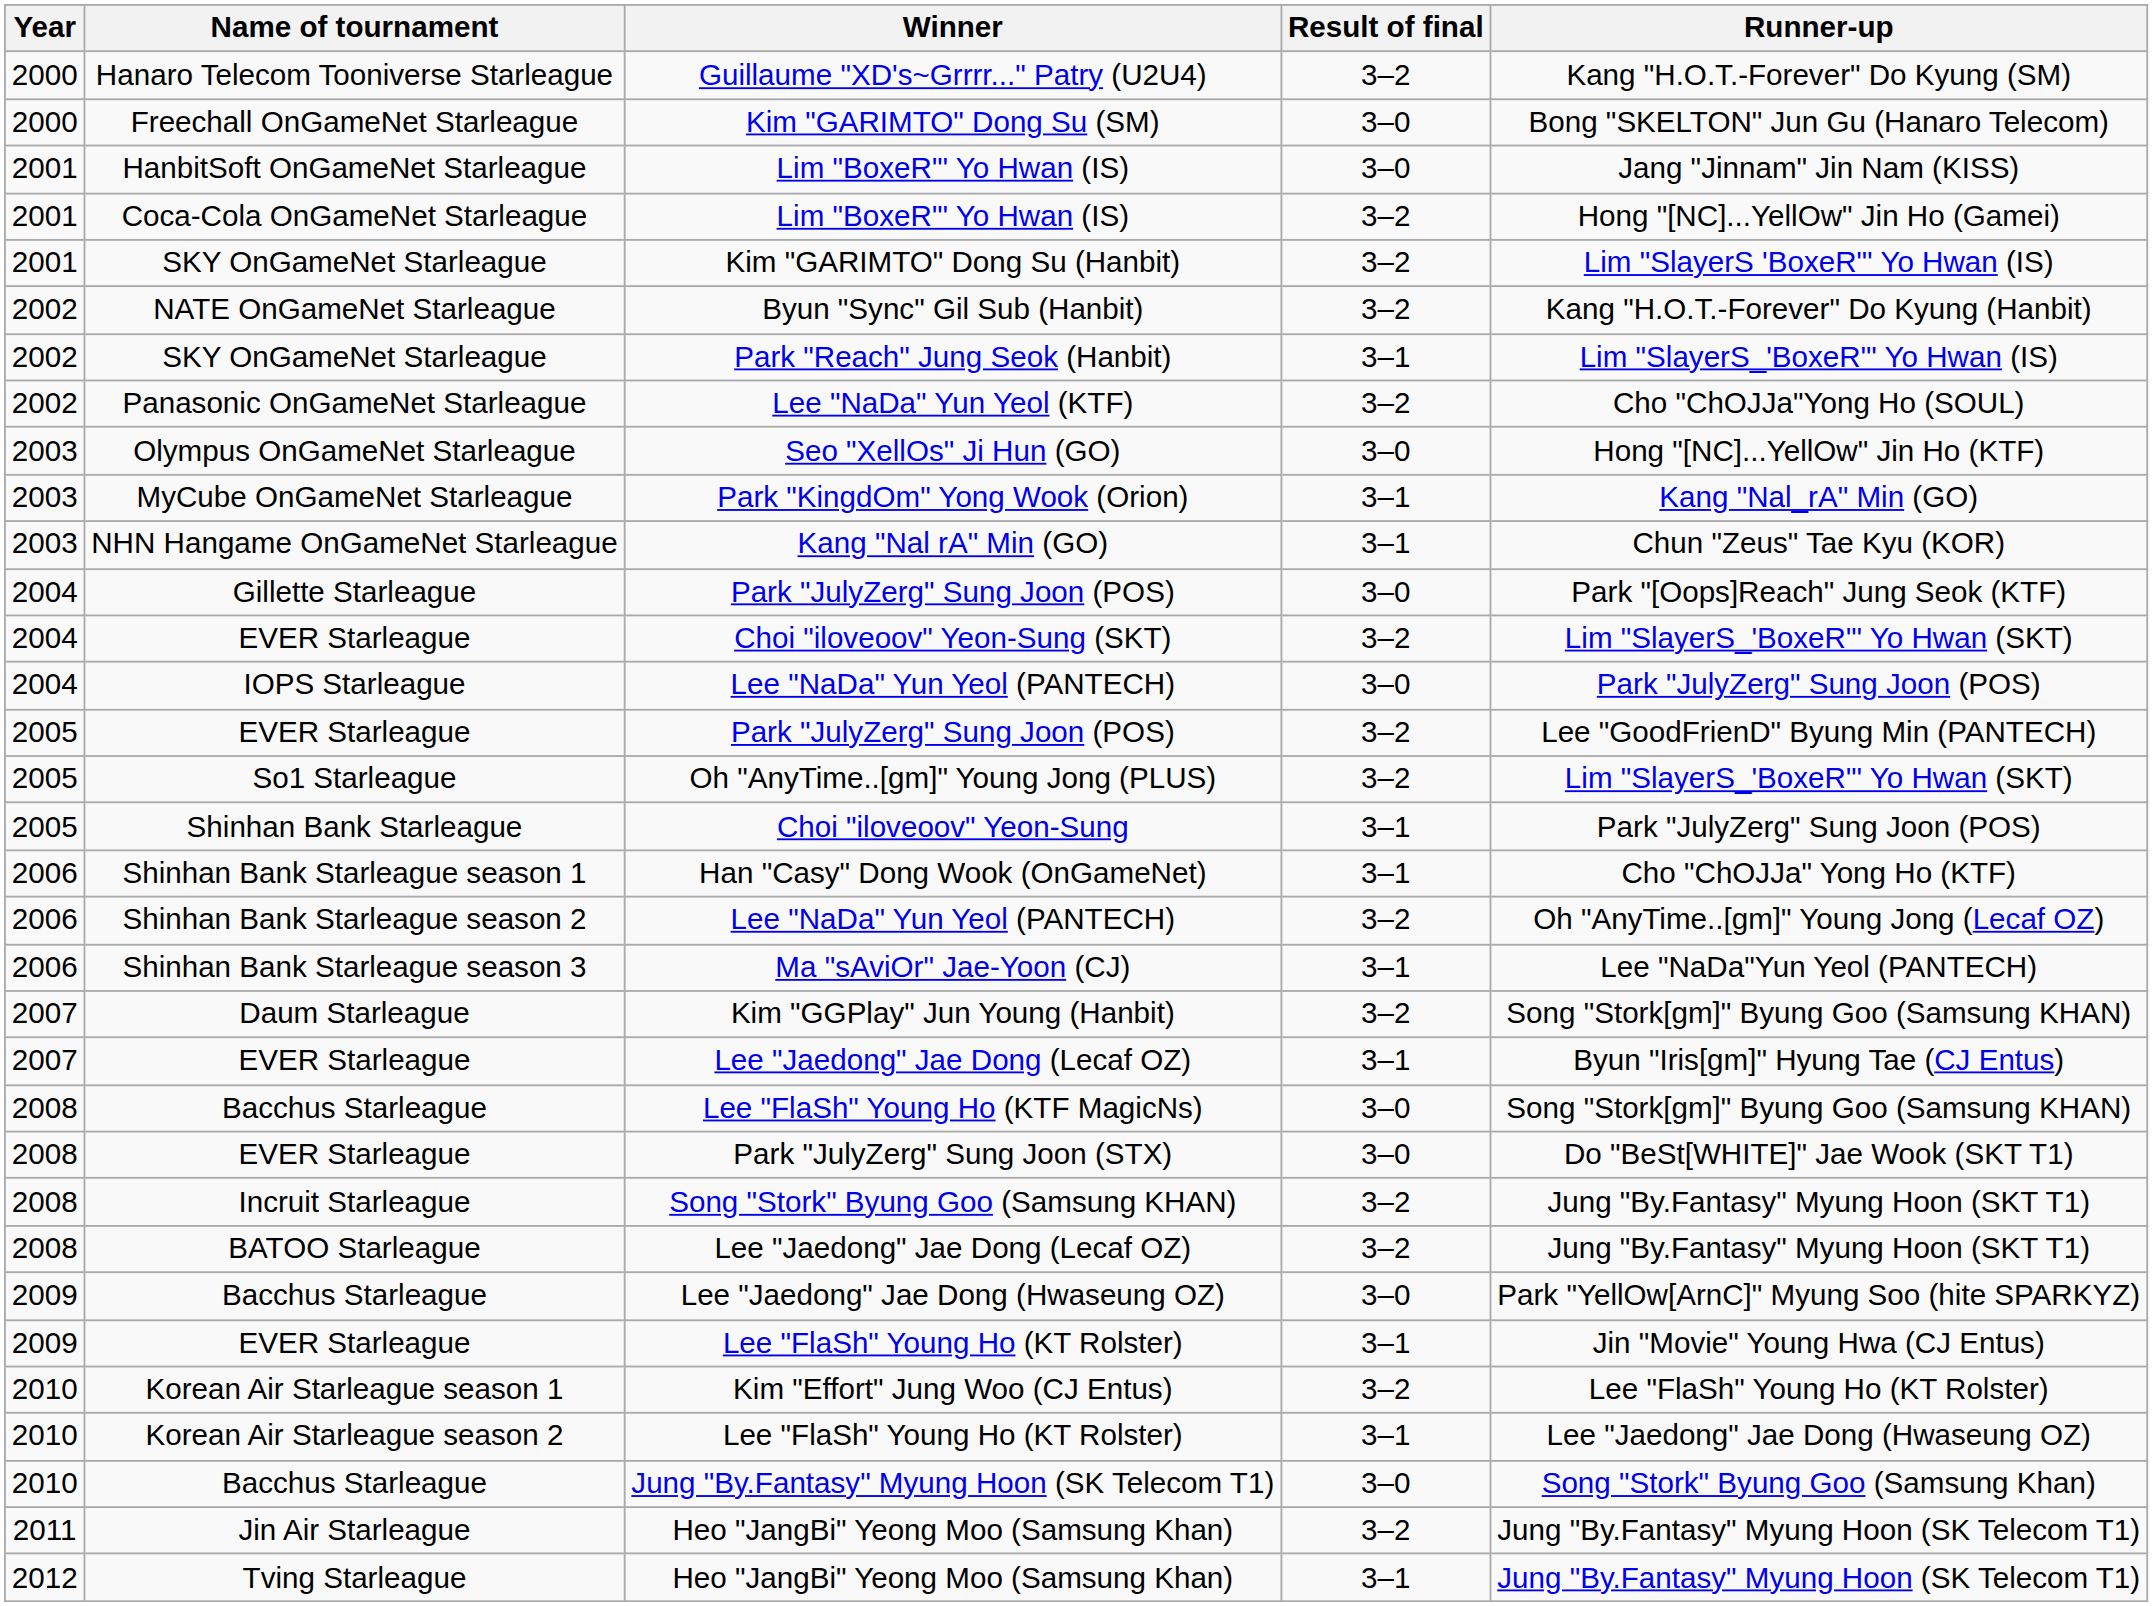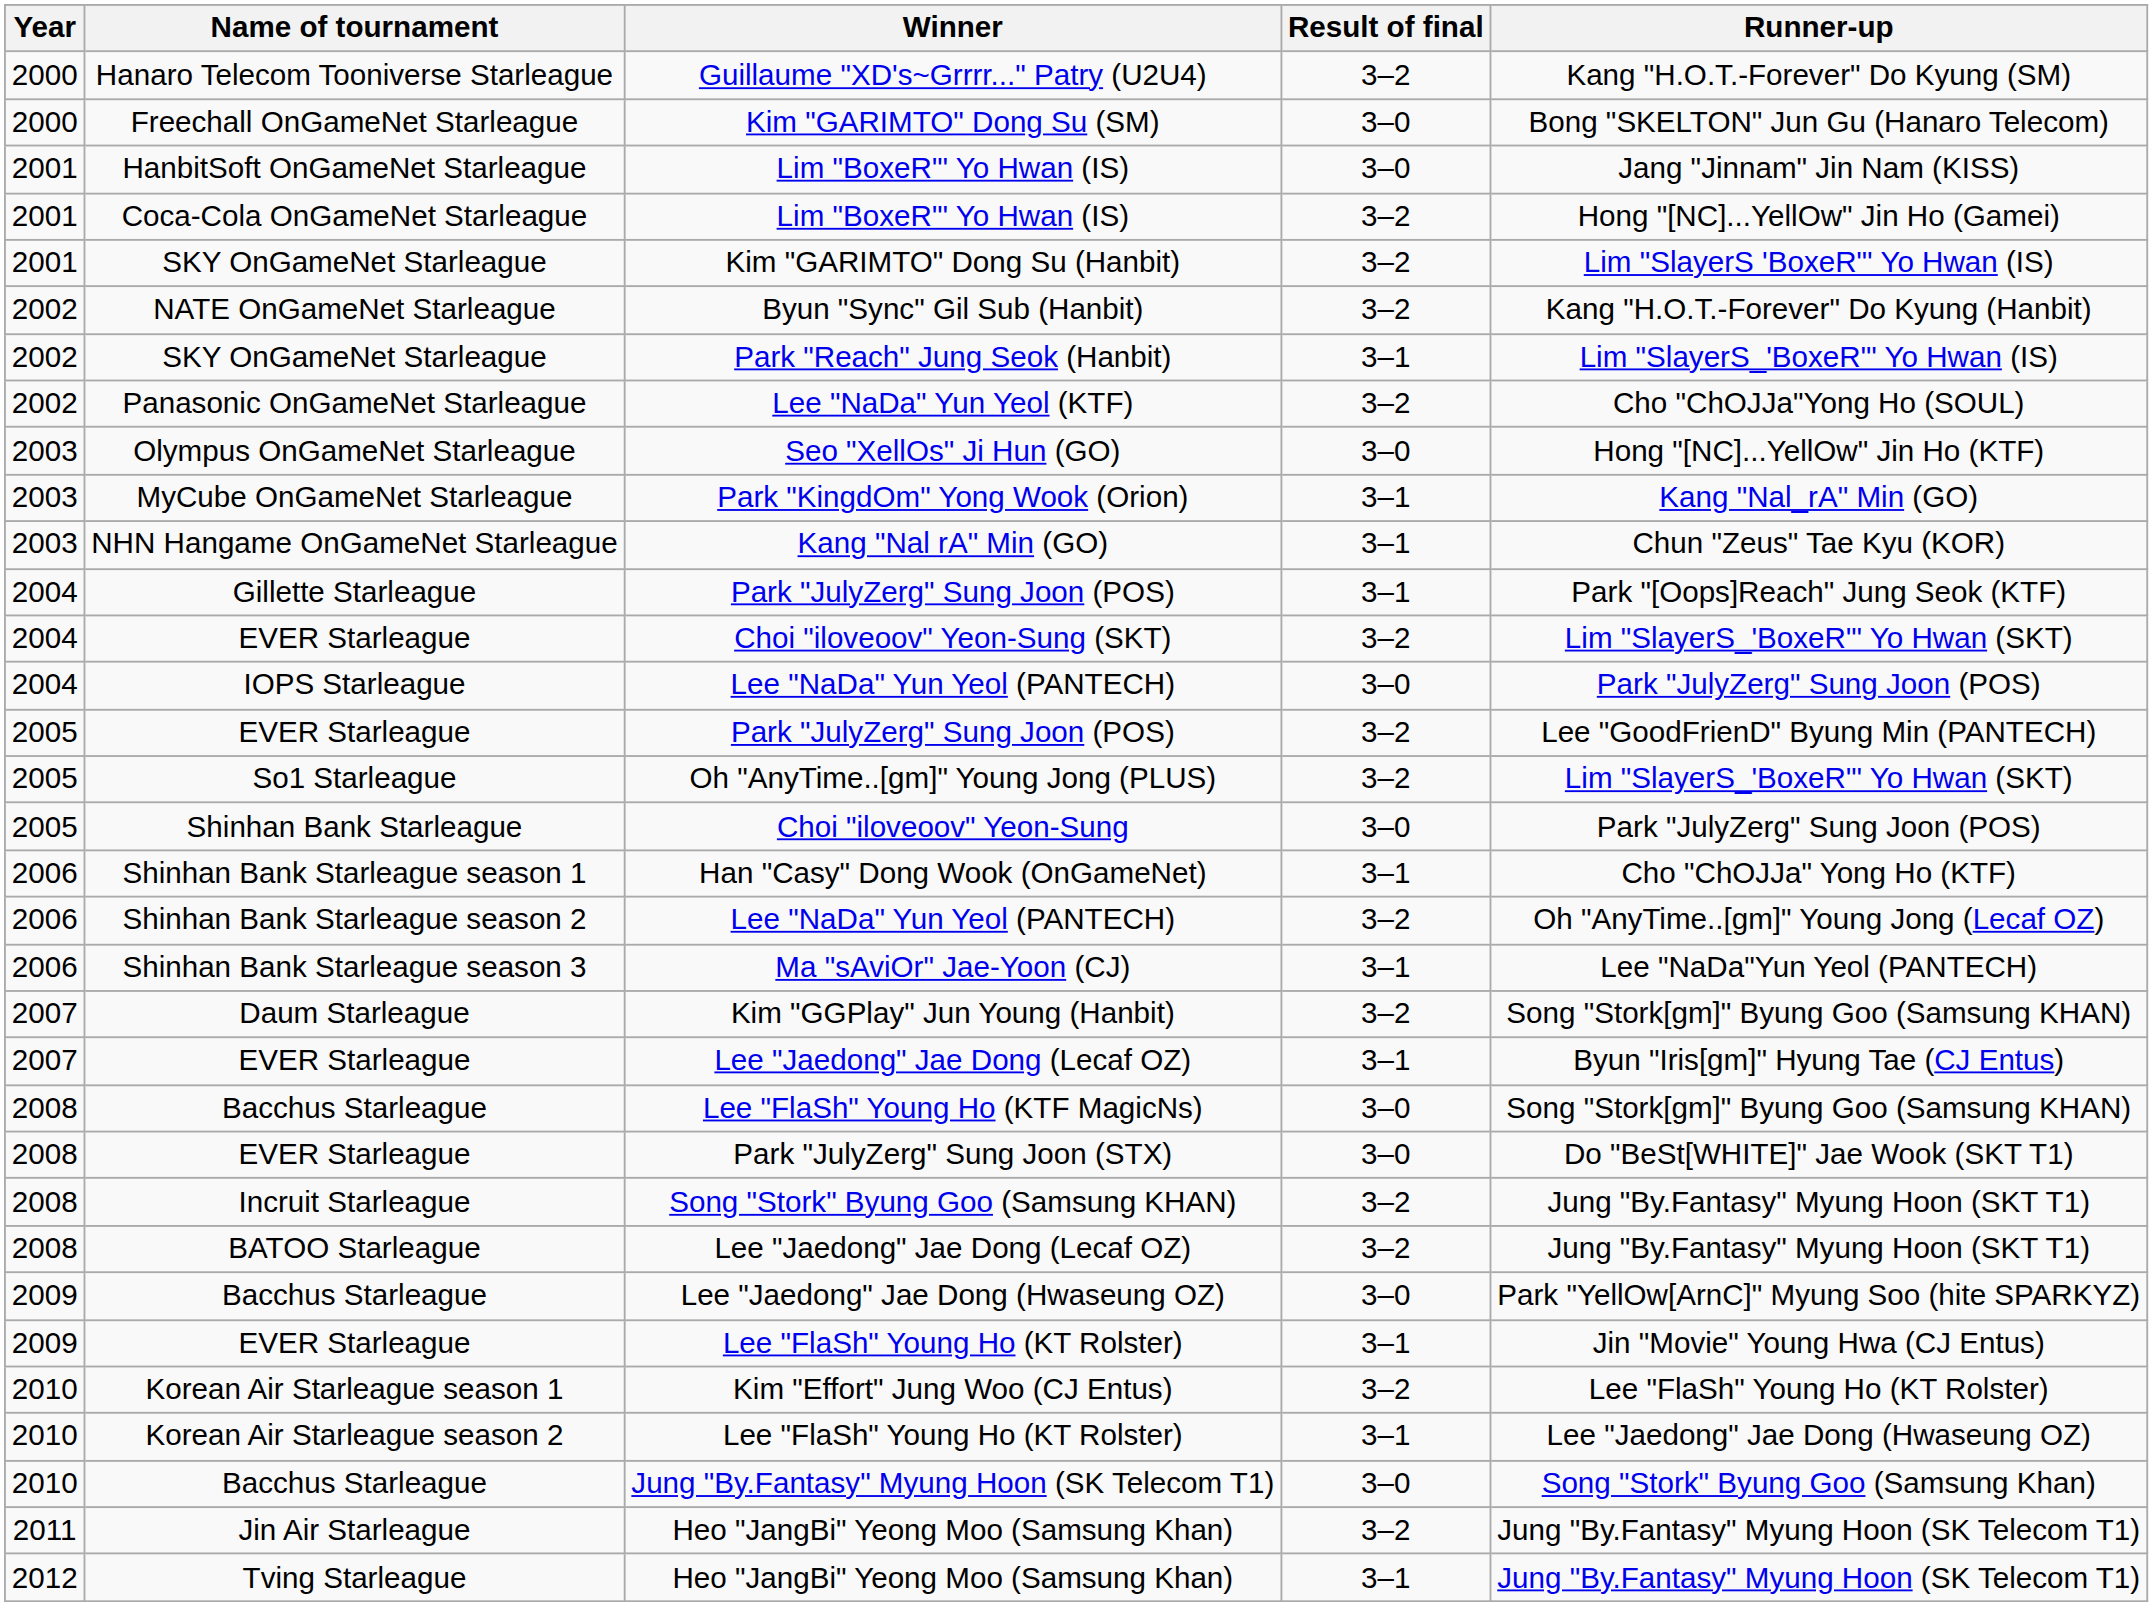(1386, 591) 3–0 -> (1386, 591) 3–1
(1386, 826) 3–1 -> (1386, 826) 3–0
